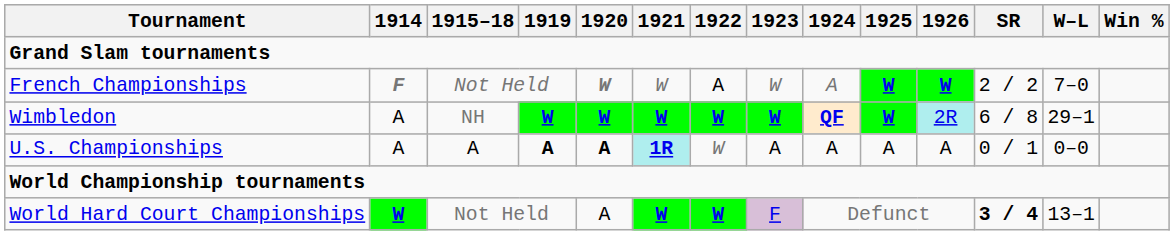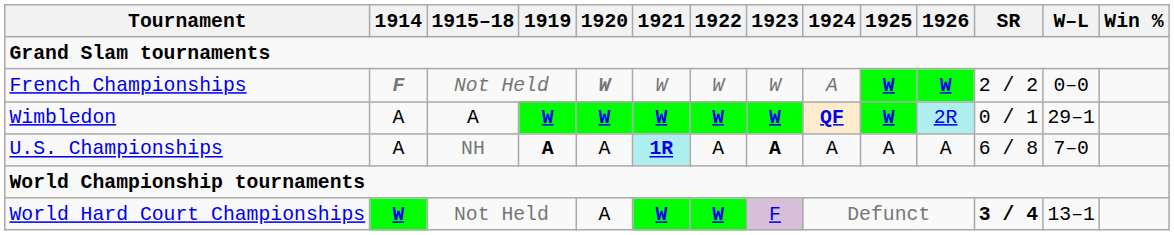(718, 85) A -> (718, 85) W
(1071, 85) 7–0 -> (1071, 85) 0–0
(473, 117) NH -> (473, 117) A
(1008, 117) 6 / 8 -> (1008, 117) 0 / 1
(473, 150) A -> (473, 150) NH
(604, 150) bold -> (604, 150) normal
(718, 150) W -> (718, 150) A
(775, 150) normal -> (775, 150) bold
(1008, 150) 0 / 1 -> (1008, 150) 6 / 8
(1071, 150) 0–0 -> (1071, 150) 7–0
